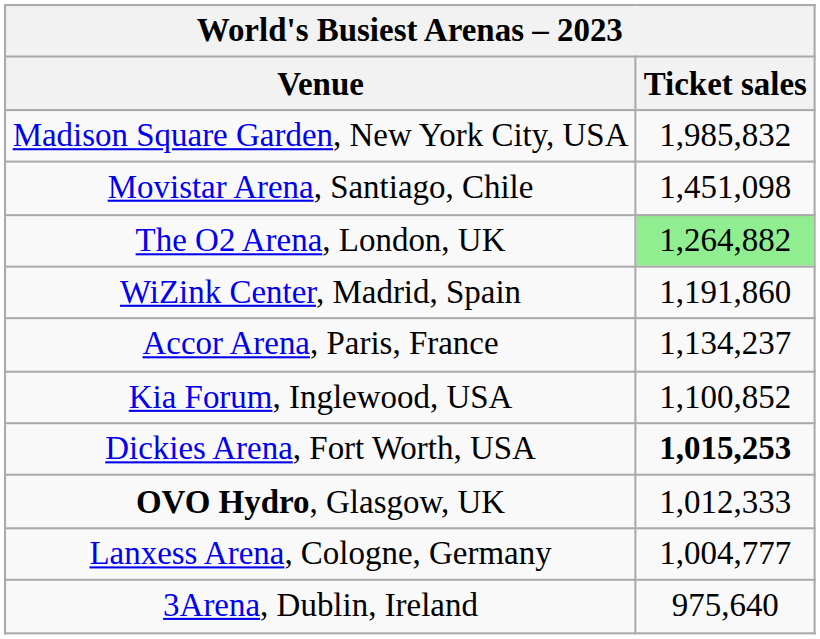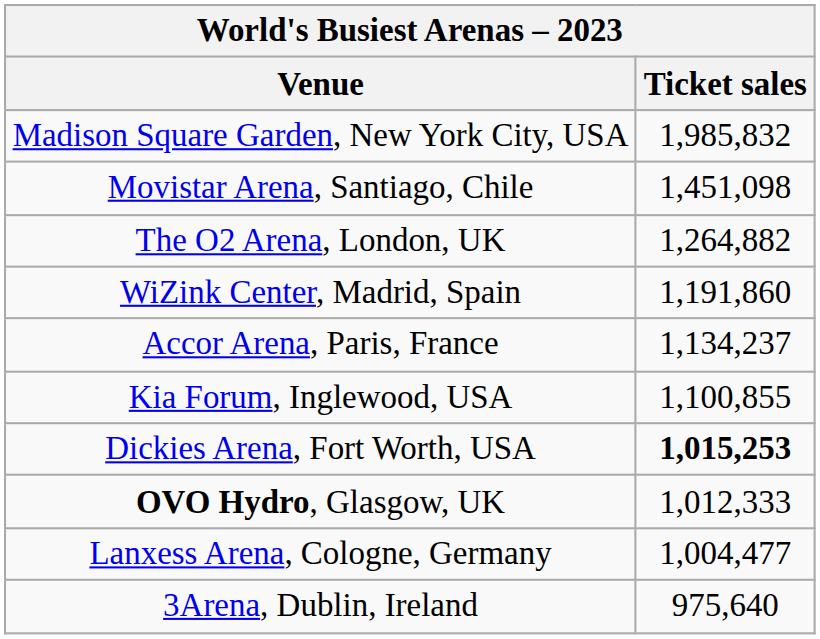(725, 239) lightgreen background -> (725, 239) no background
(725, 396) 1,100,852 -> (725, 396) 1,100,855
(725, 553) 1,004,777 -> (725, 553) 1,004,477
